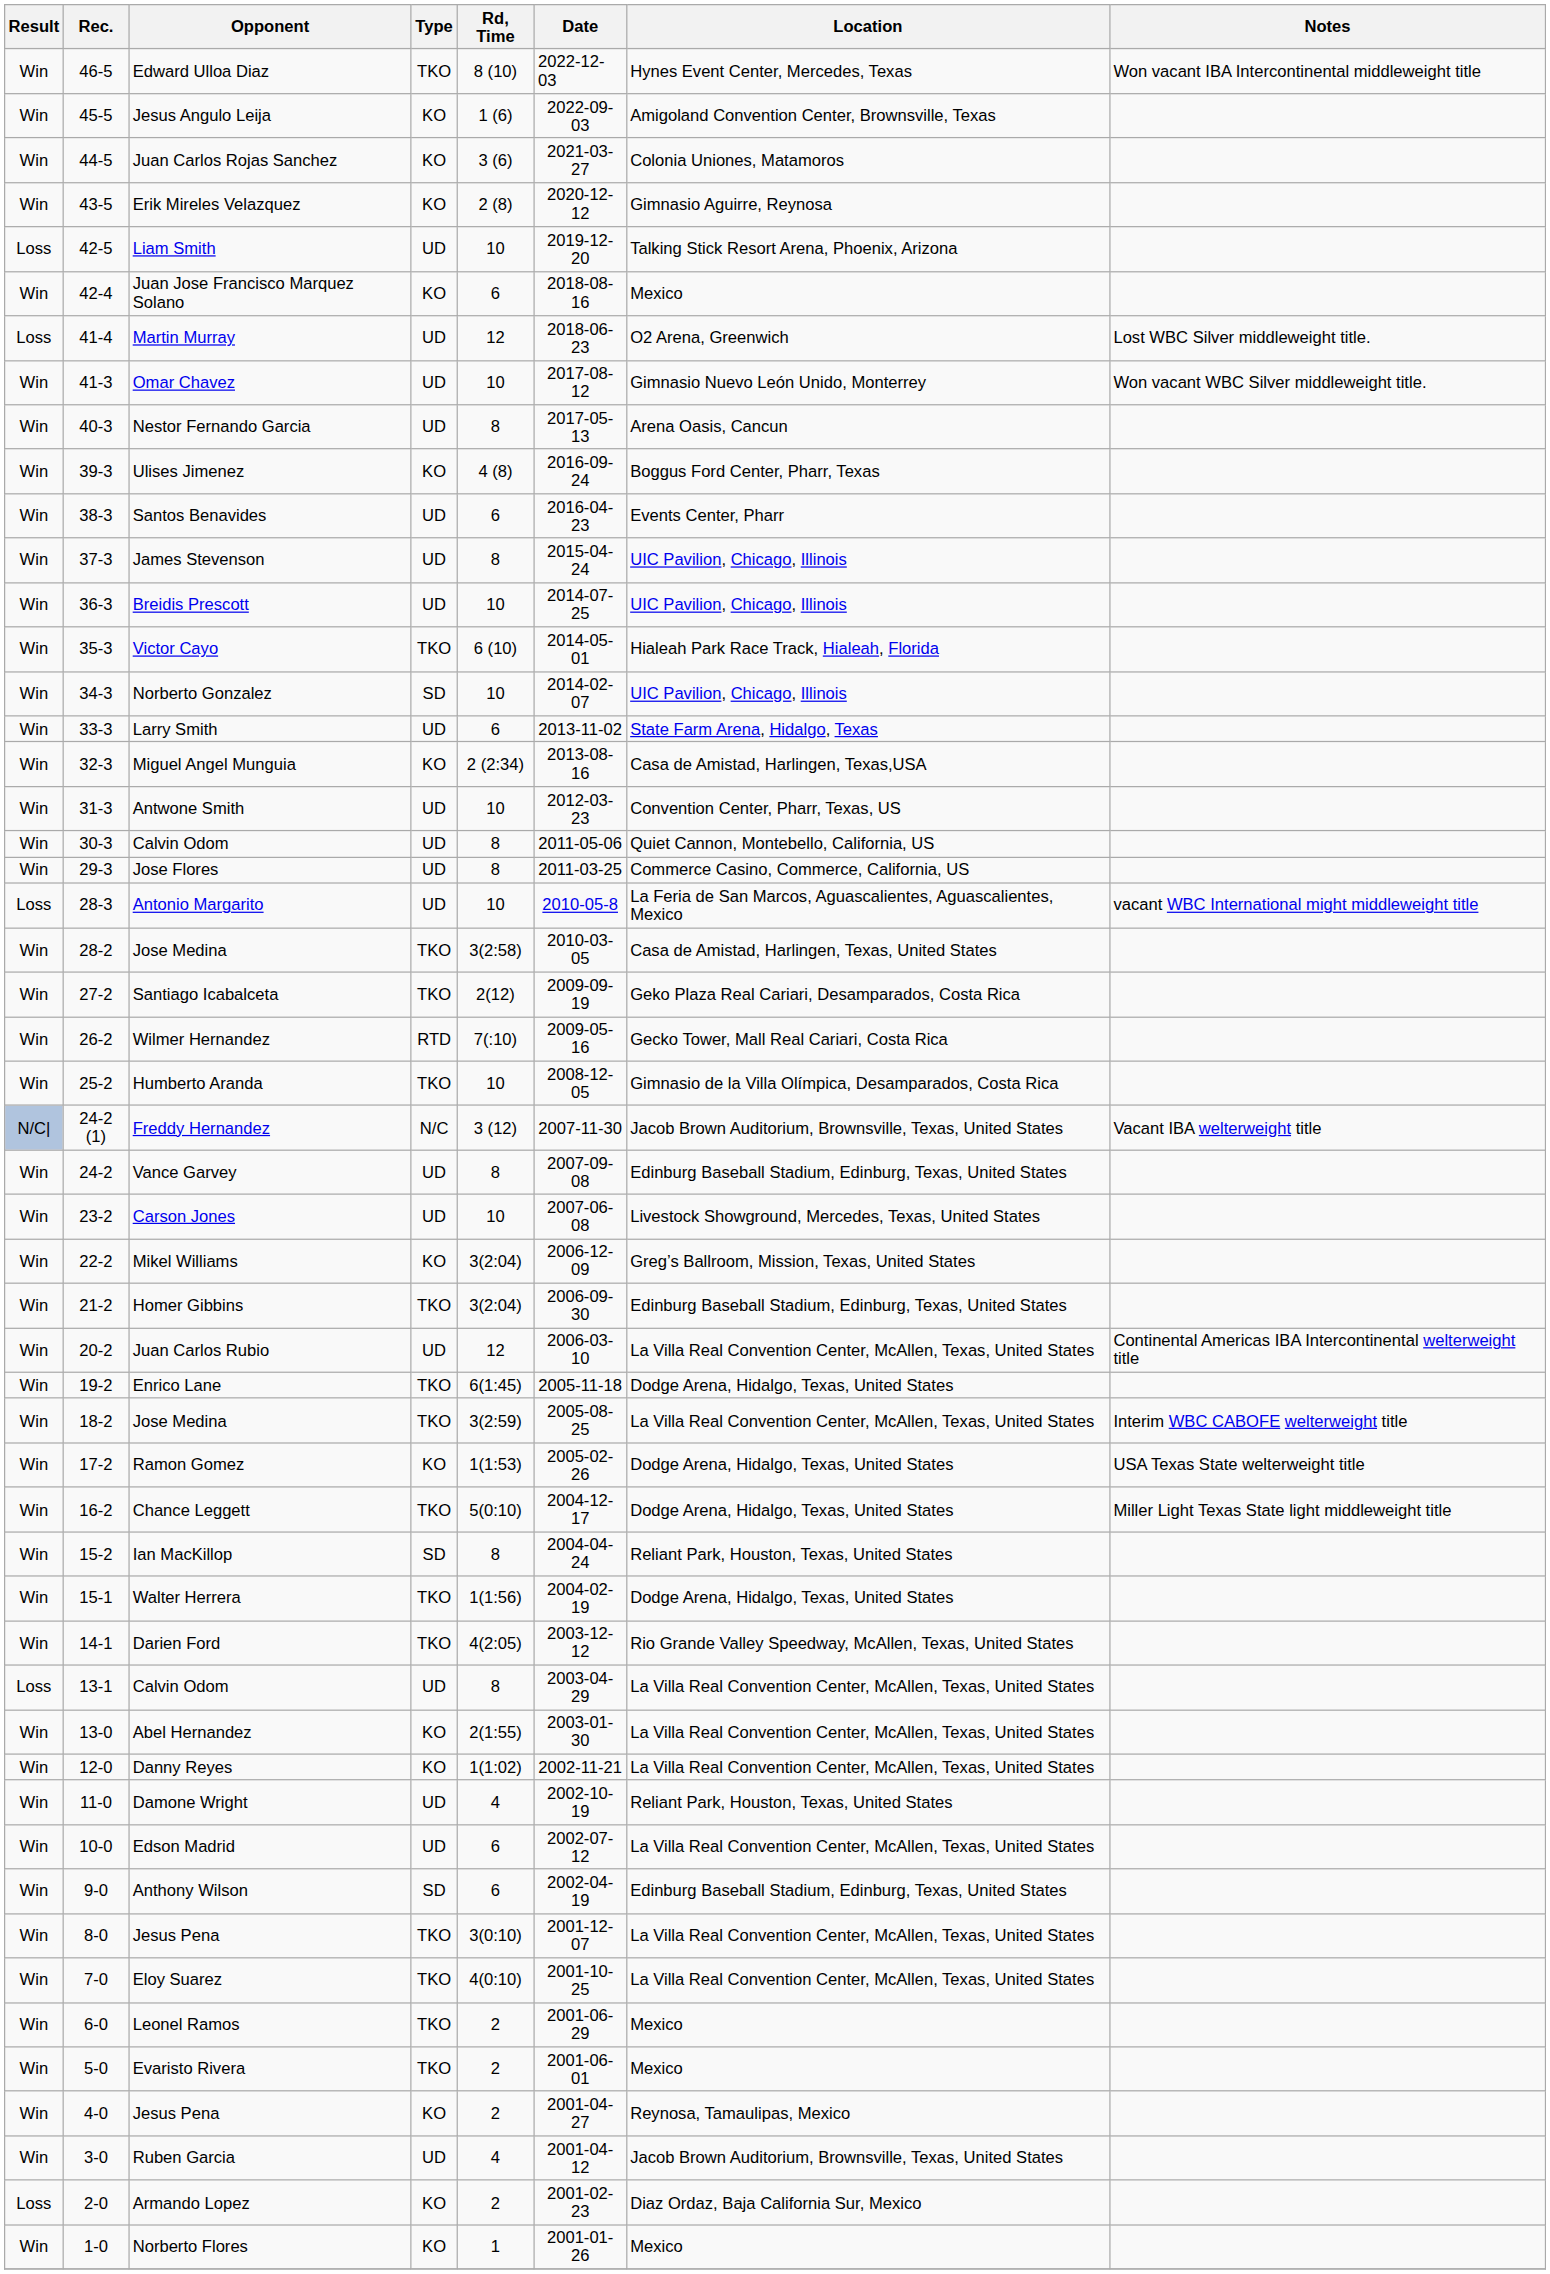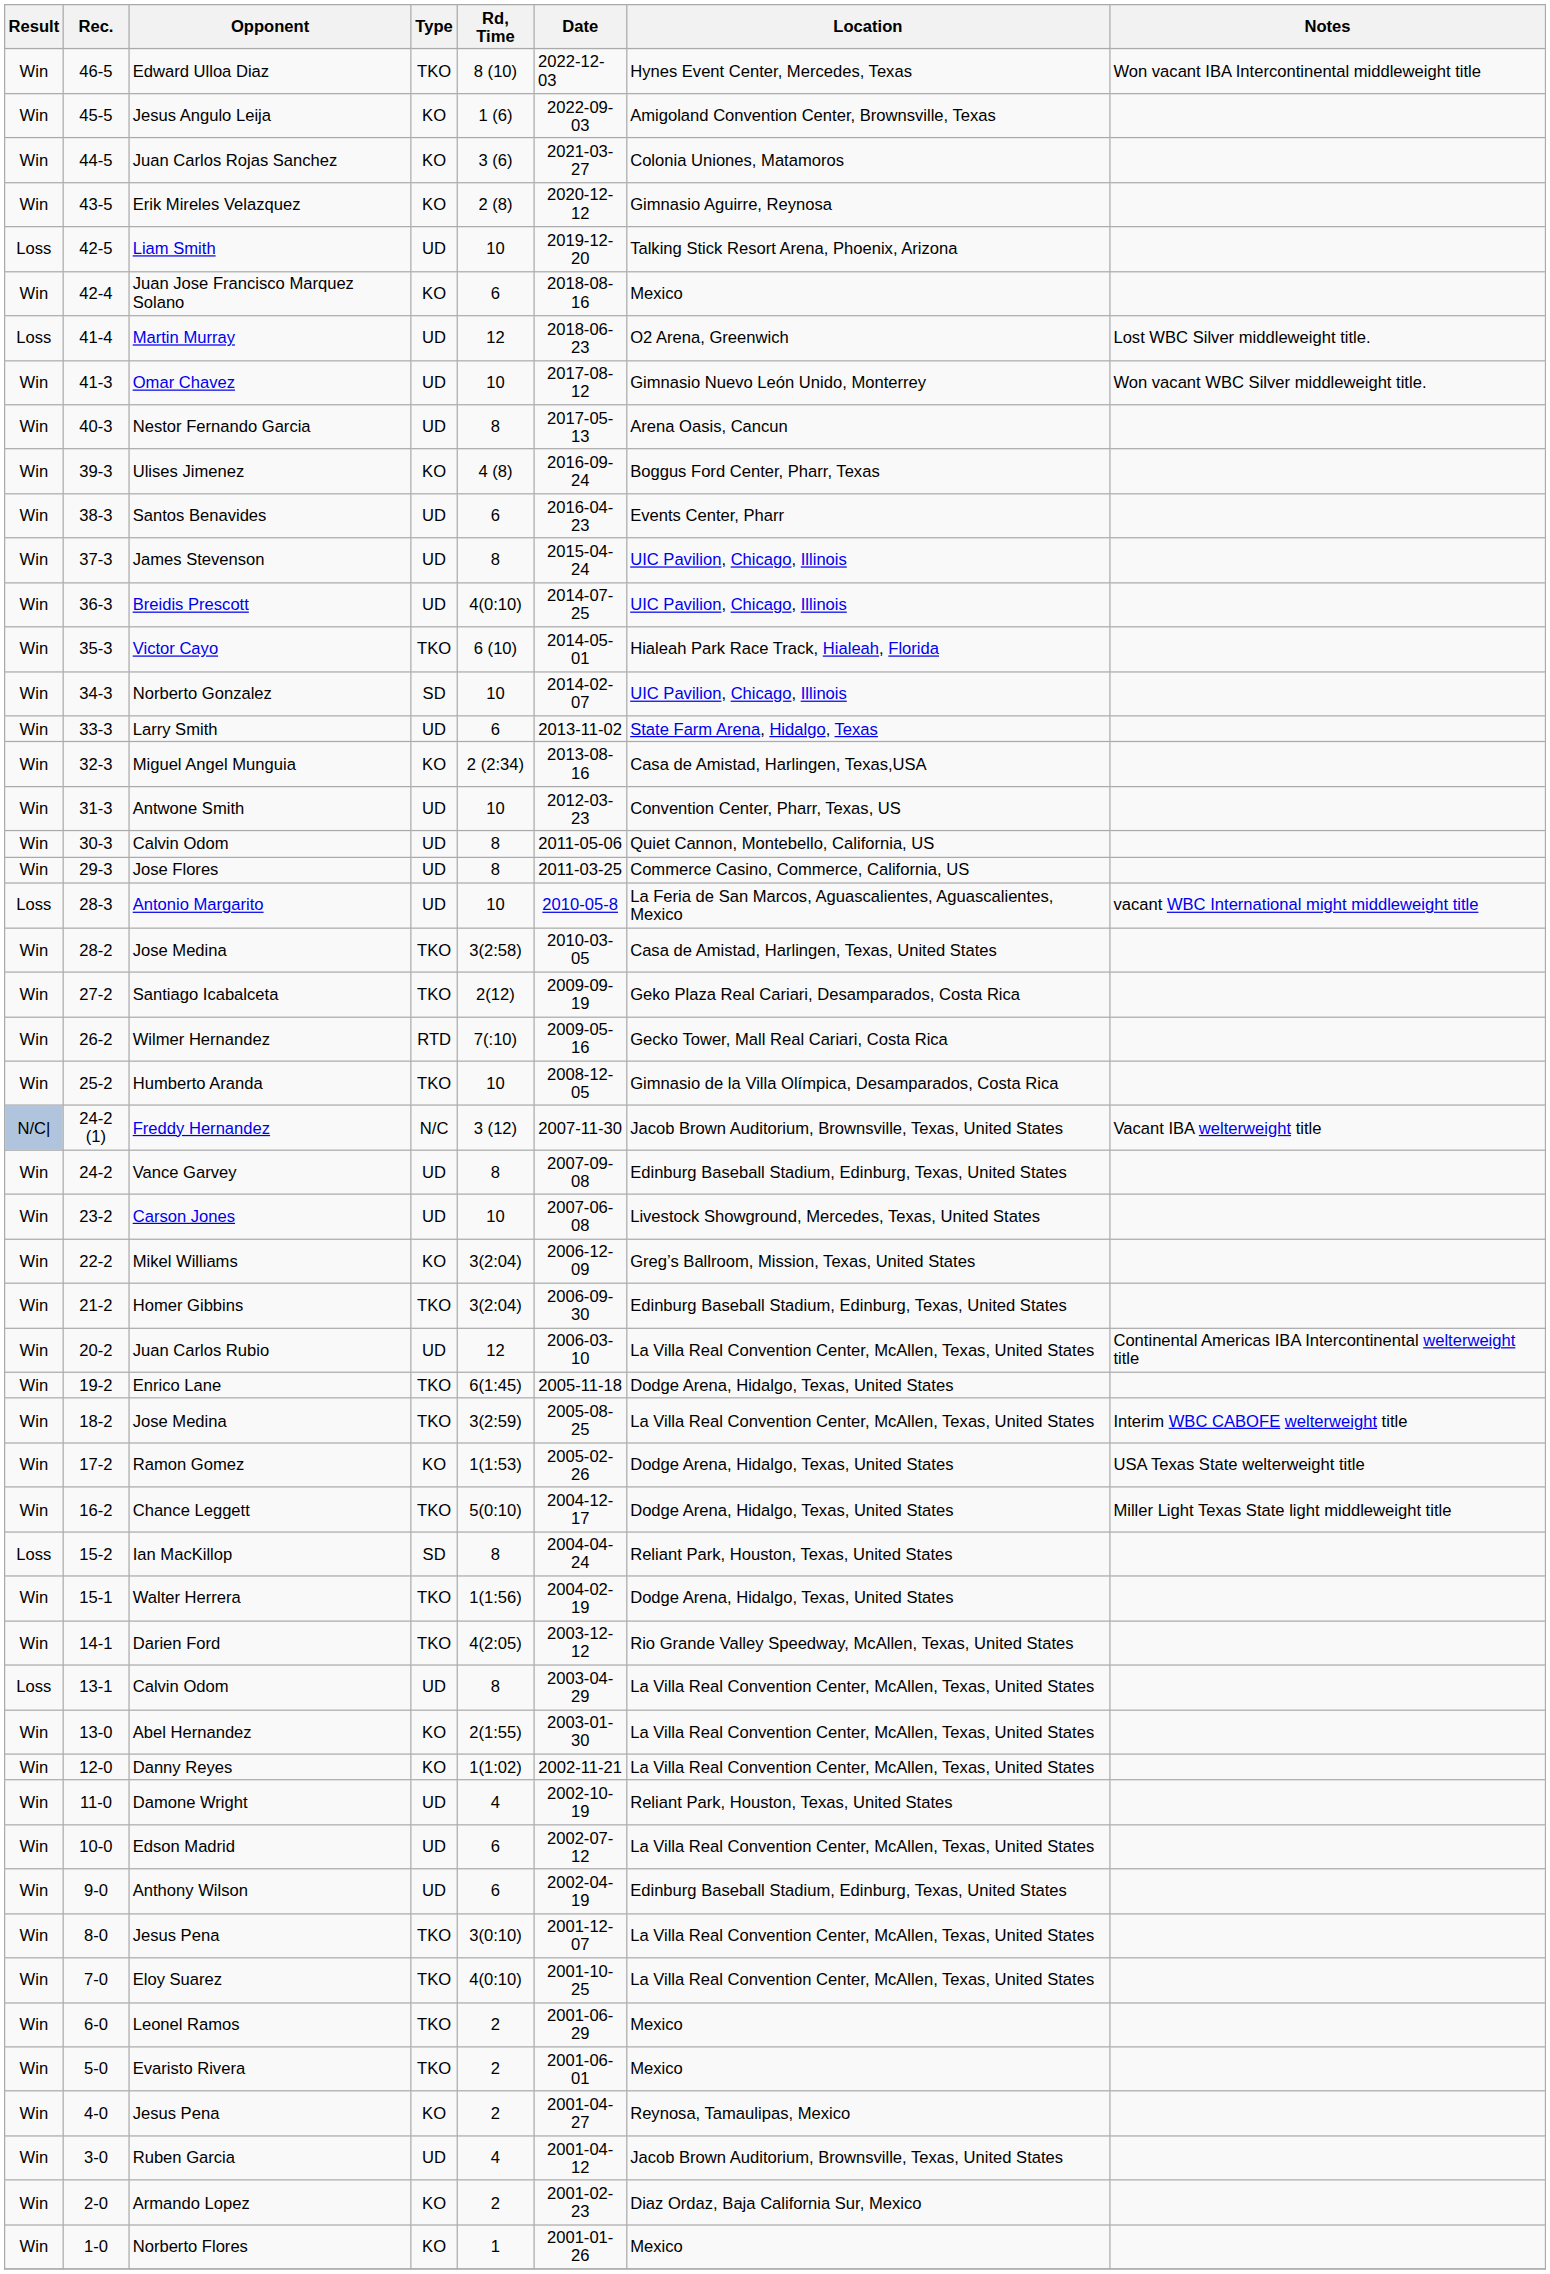(495, 605) 10 -> (495, 605) 4(0:10)
(34, 1554) Win -> (34, 1554) Loss
(434, 1891) SD -> (434, 1891) UD
(34, 2202) Loss -> (34, 2202) Win
